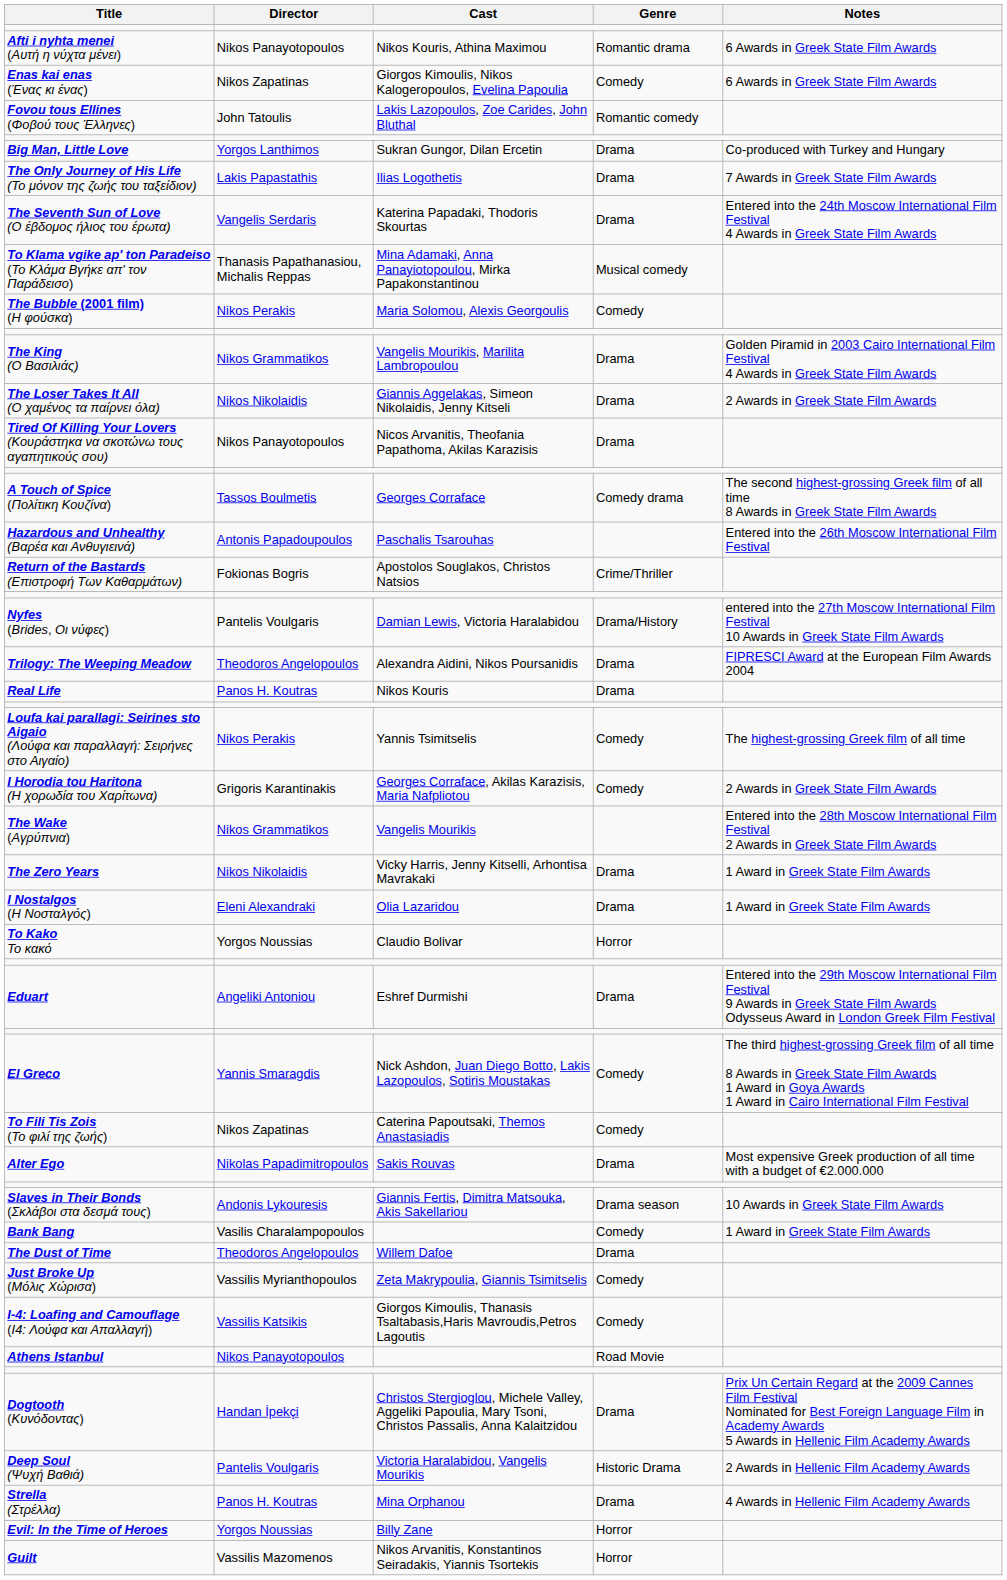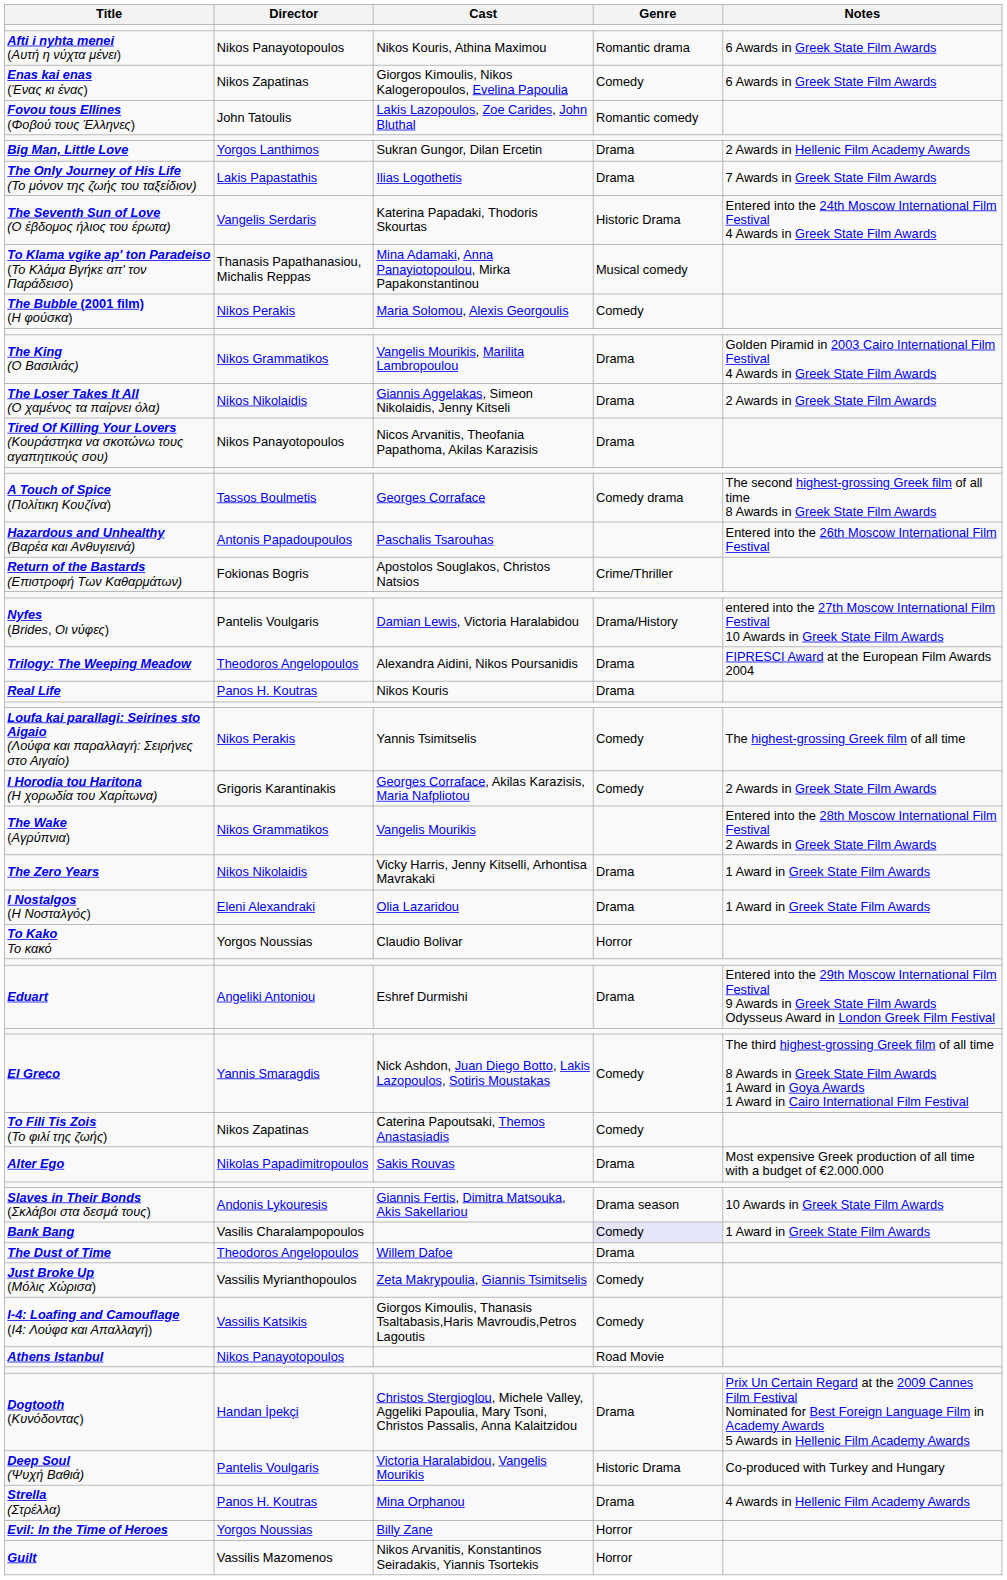(835, 150) Co-produced with Turkey and Hungary -> (848, 150) 2 Awards in Hellenic Film Academy Awards
(615, 220) Drama -> (638, 220) Historic Drama
(620, 1232) no background -> (620, 1232) lavender background
(848, 1468) 2 Awards in Hellenic Film Academy Awards -> (835, 1468) Co-produced with Turkey and Hungary
